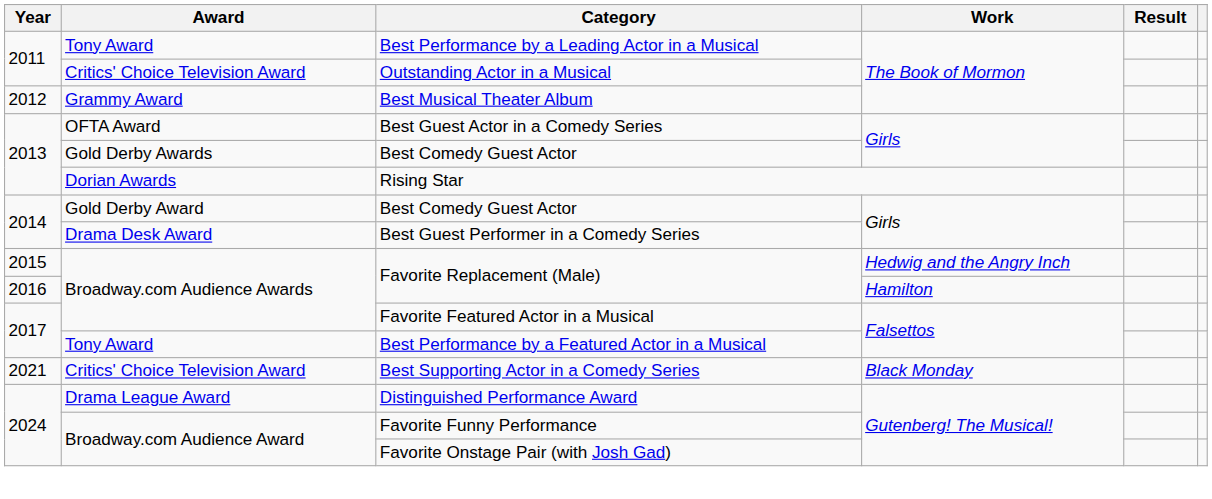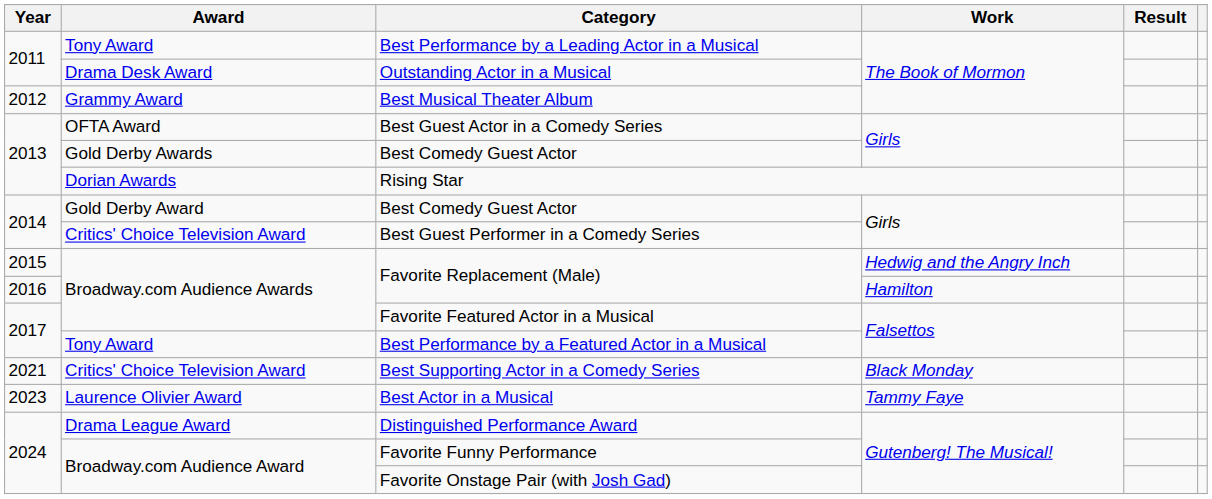(185, 72) Critics' Choice Television Award -> (139, 72) Drama Desk Award
(139, 235) Drama Desk Award -> (185, 235) Critics' Choice Television Award
+ row: (28, 398)
